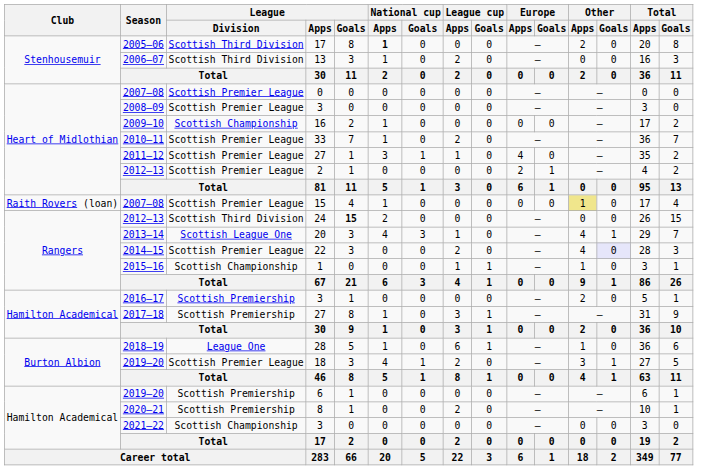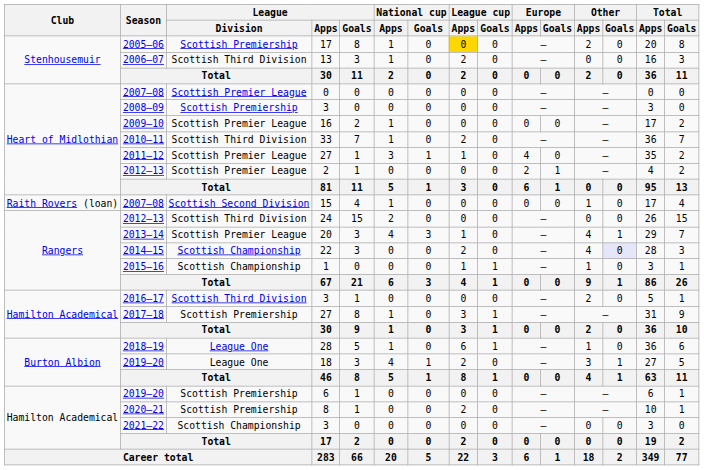(236, 44) Scottish Third Division -> (239, 44) Scottish Premiership
(385, 44) bold -> (391, 44) normal
(457, 44) no background -> (463, 44) gold background
(236, 108) Scottish Premier League -> (239, 108) Scottish Premiership
(236, 124) Scottish Championship -> (239, 124) Scottish Premier League
(236, 139) Scottish Premier League -> (239, 139) Scottish Third Division
(236, 203) Scottish Premier League -> (239, 203) Scottish Second Division
(583, 203) khaki background -> (589, 203) no background
(351, 219) bold -> (357, 219) normal
(236, 235) Scottish League One -> (239, 235) Scottish Premier League
(236, 251) Scottish Premier League -> (239, 251) Scottish Championship
(236, 298) Scottish Premiership -> (239, 298) Scottish Third Division
(236, 362) Scottish Premier League -> (239, 362) League One
